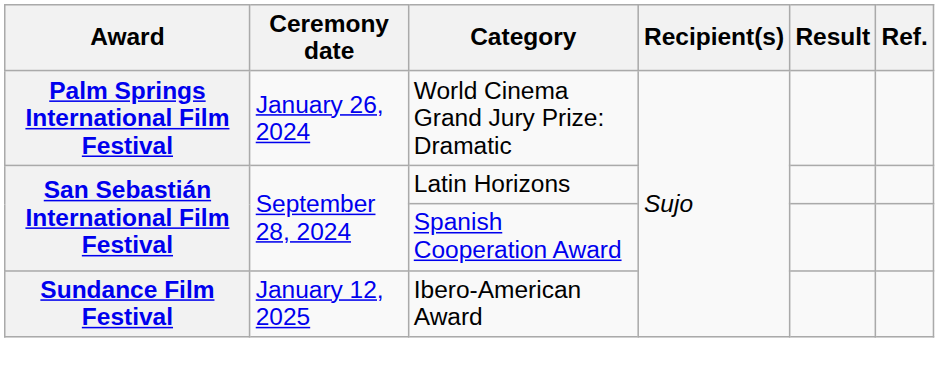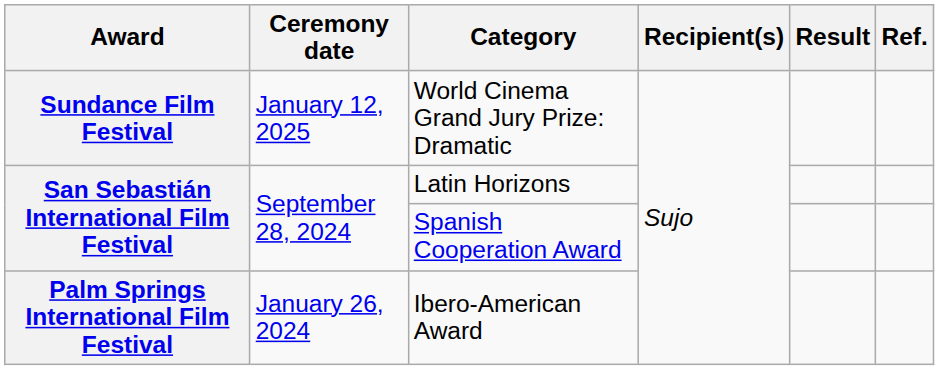(127, 117) Palm Springs International Film Festival -> (127, 117) Sundance Film Festival
(320, 117) January 26, 2024 -> (320, 117) January 12, 2025
(127, 303) Sundance Film Festival -> (127, 316) Palm Springs International Film Festival
(320, 303) January 12, 2025 -> (320, 316) January 26, 2024
